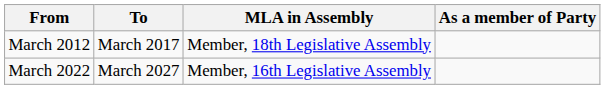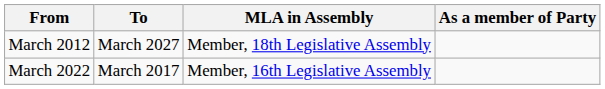(139, 44) March 2017 -> (139, 44) March 2027
(139, 71) March 2027 -> (139, 71) March 2017
